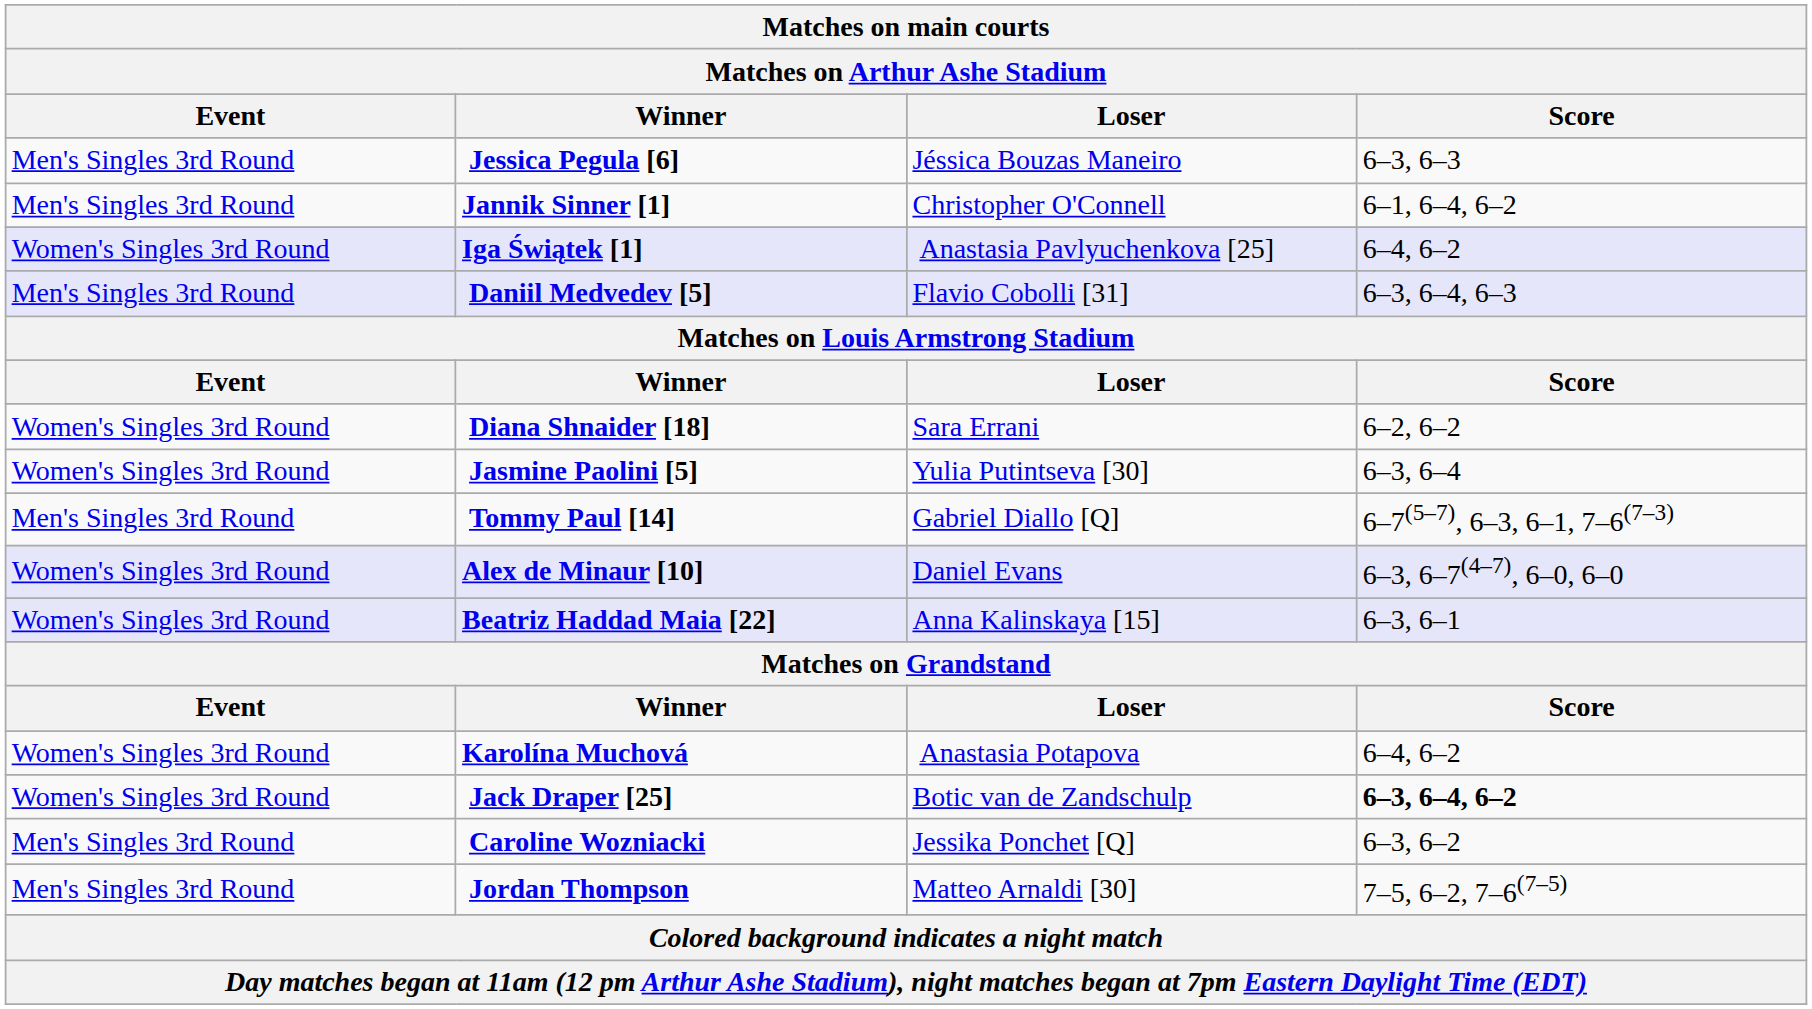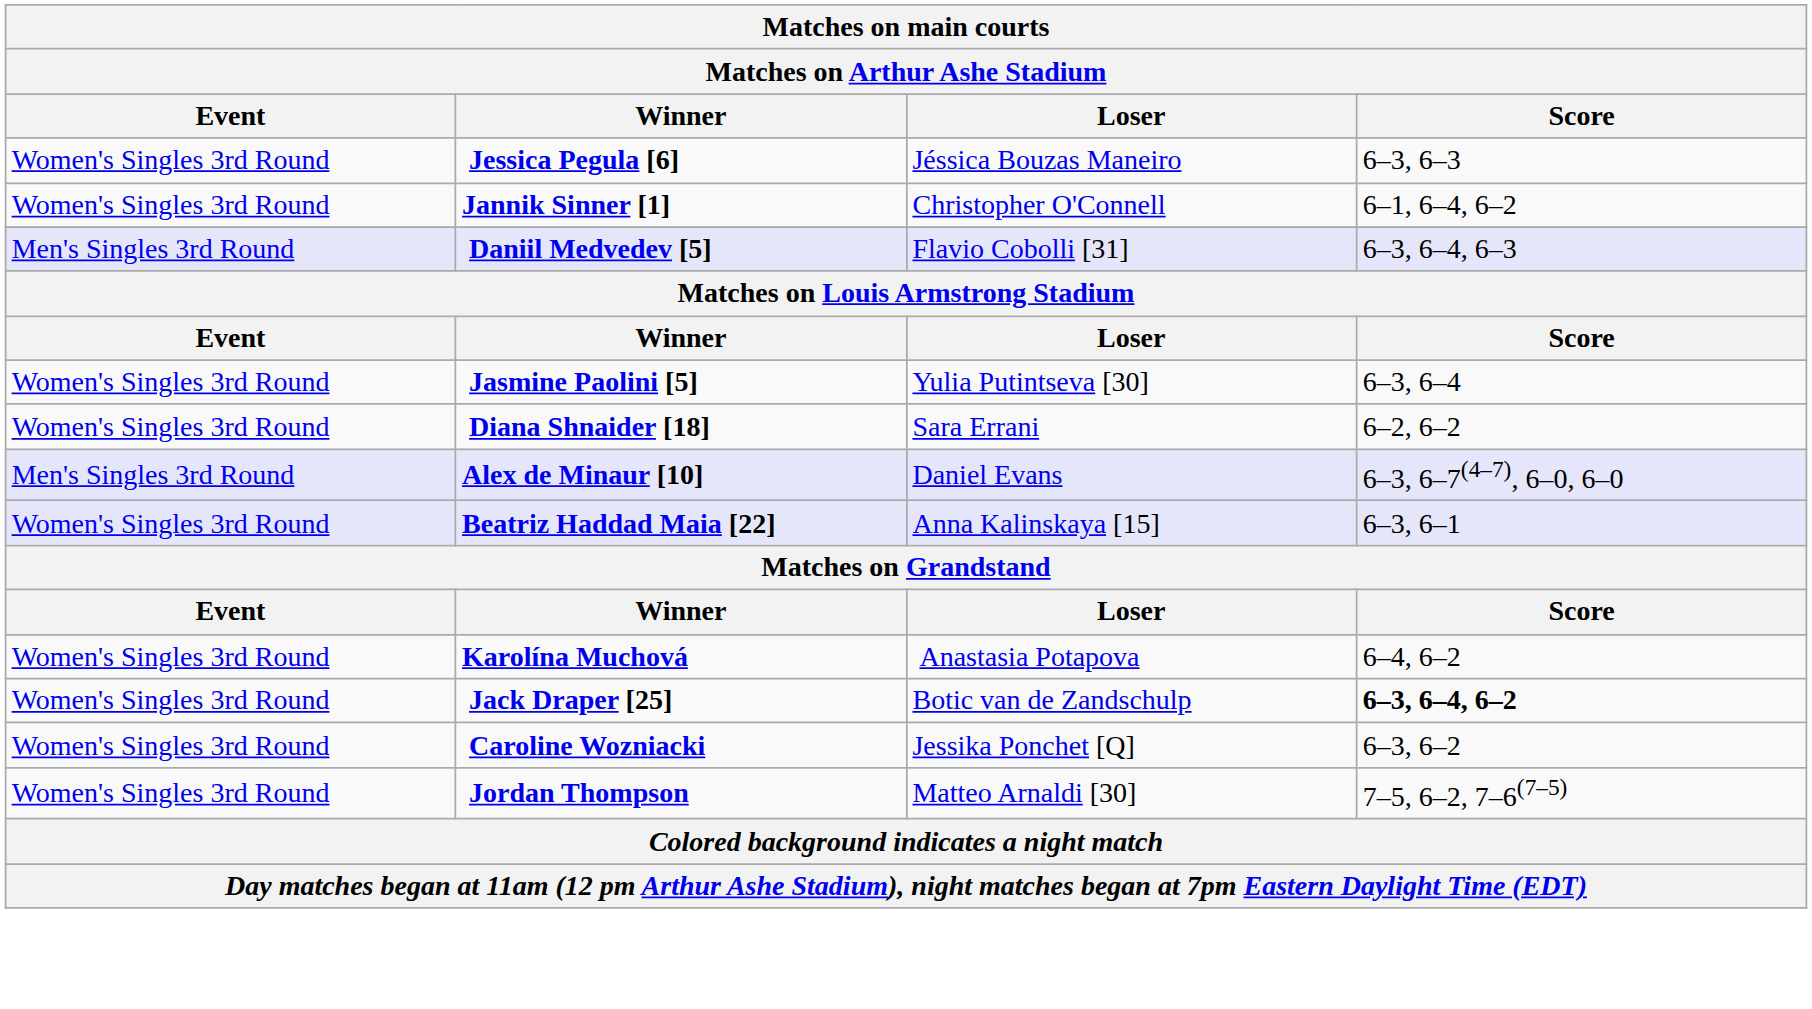(153, 159) Men's Singles 3rd Round -> (171, 159) Women's Singles 3rd Round
(153, 204) Men's Singles 3rd Round -> (171, 204) Women's Singles 3rd Round
- row: (552, 248)
rows swapped: (580, 470) <-> (586, 426)
- row: (568, 518)
(171, 570) Women's Singles 3rd Round -> (153, 474) Men's Singles 3rd Round
(153, 841) Men's Singles 3rd Round -> (171, 744) Women's Singles 3rd Round
(153, 889) Men's Singles 3rd Round -> (171, 792) Women's Singles 3rd Round
